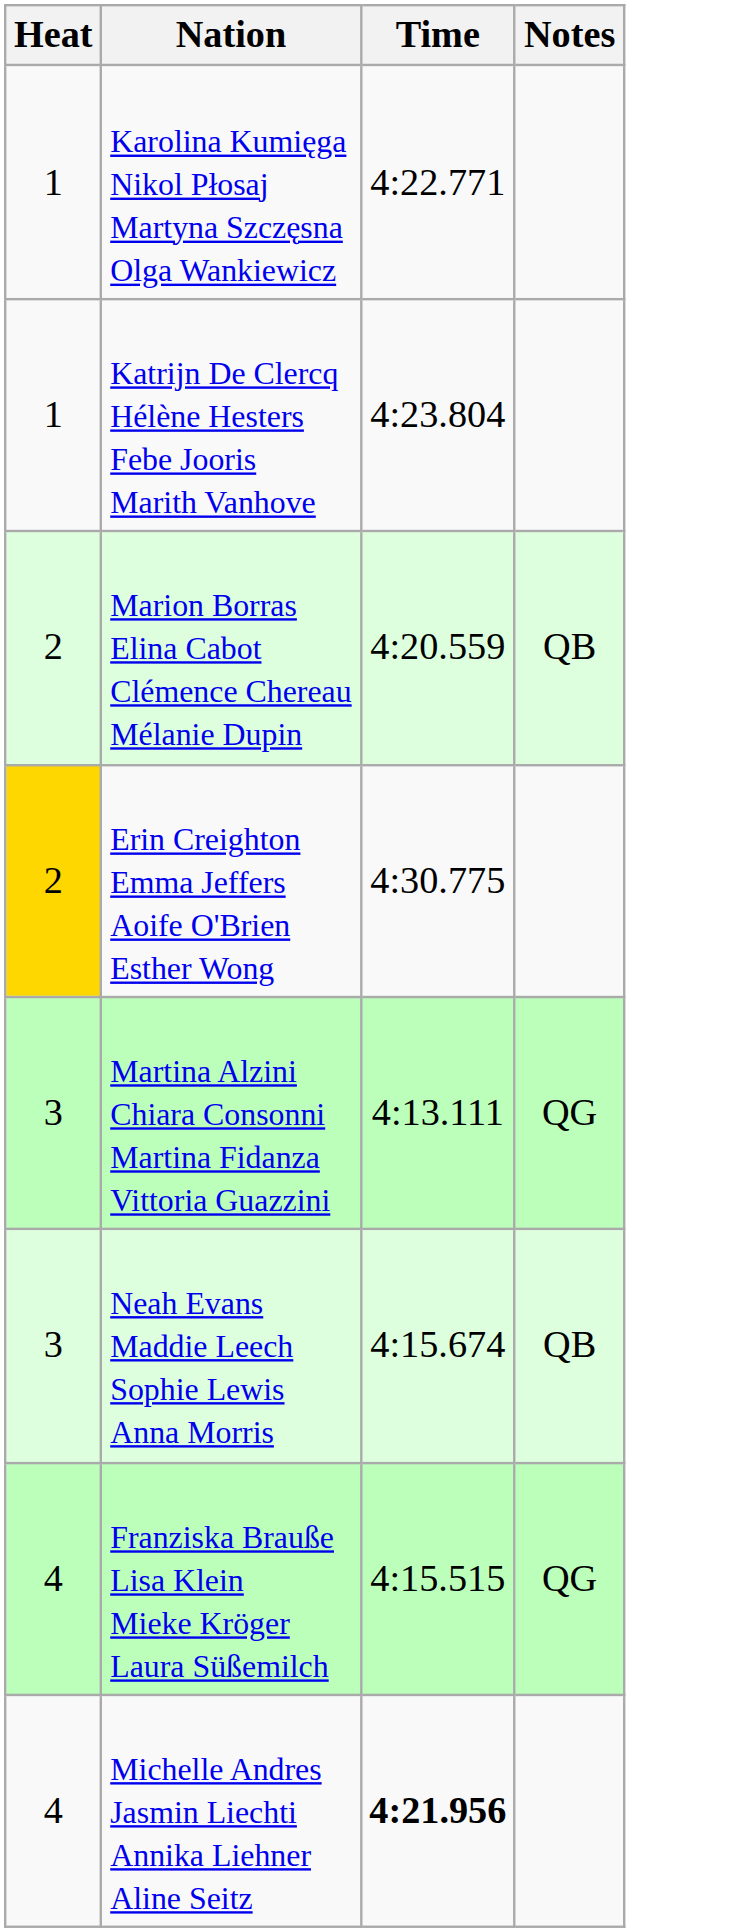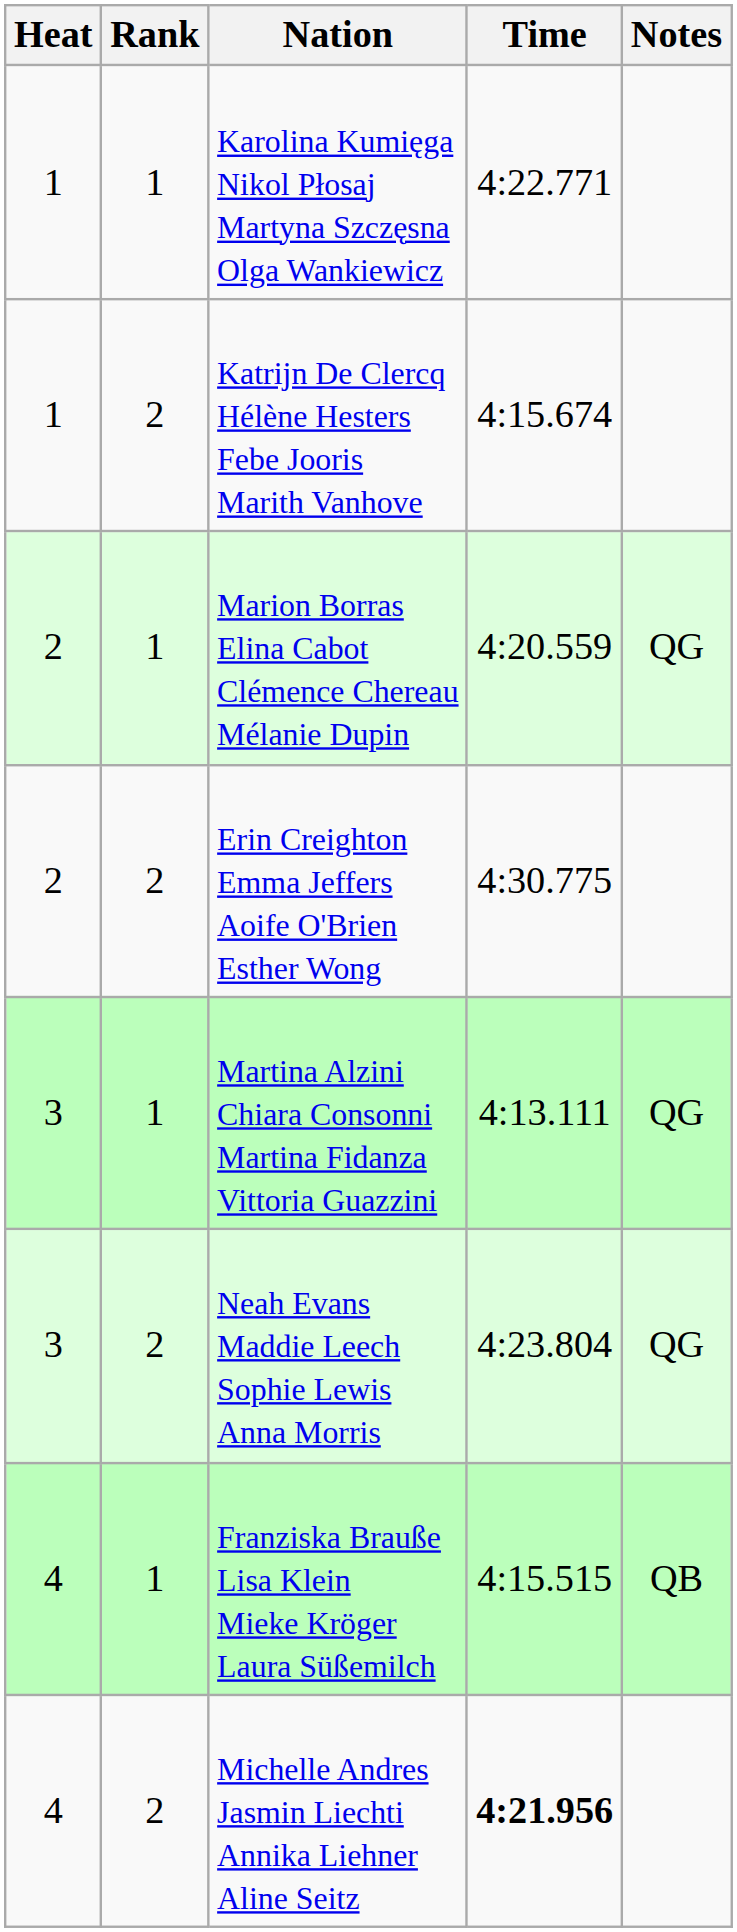+ column: (155, 34)
(438, 414) 4:23.804 -> (545, 414) 4:15.674
(570, 646) QB -> (677, 646) QG
(53, 879) gold background -> (53, 879) no background
(438, 1345) 4:15.674 -> (545, 1345) 4:23.804
(570, 1345) QB -> (677, 1345) QG
(570, 1577) QG -> (677, 1577) QB
